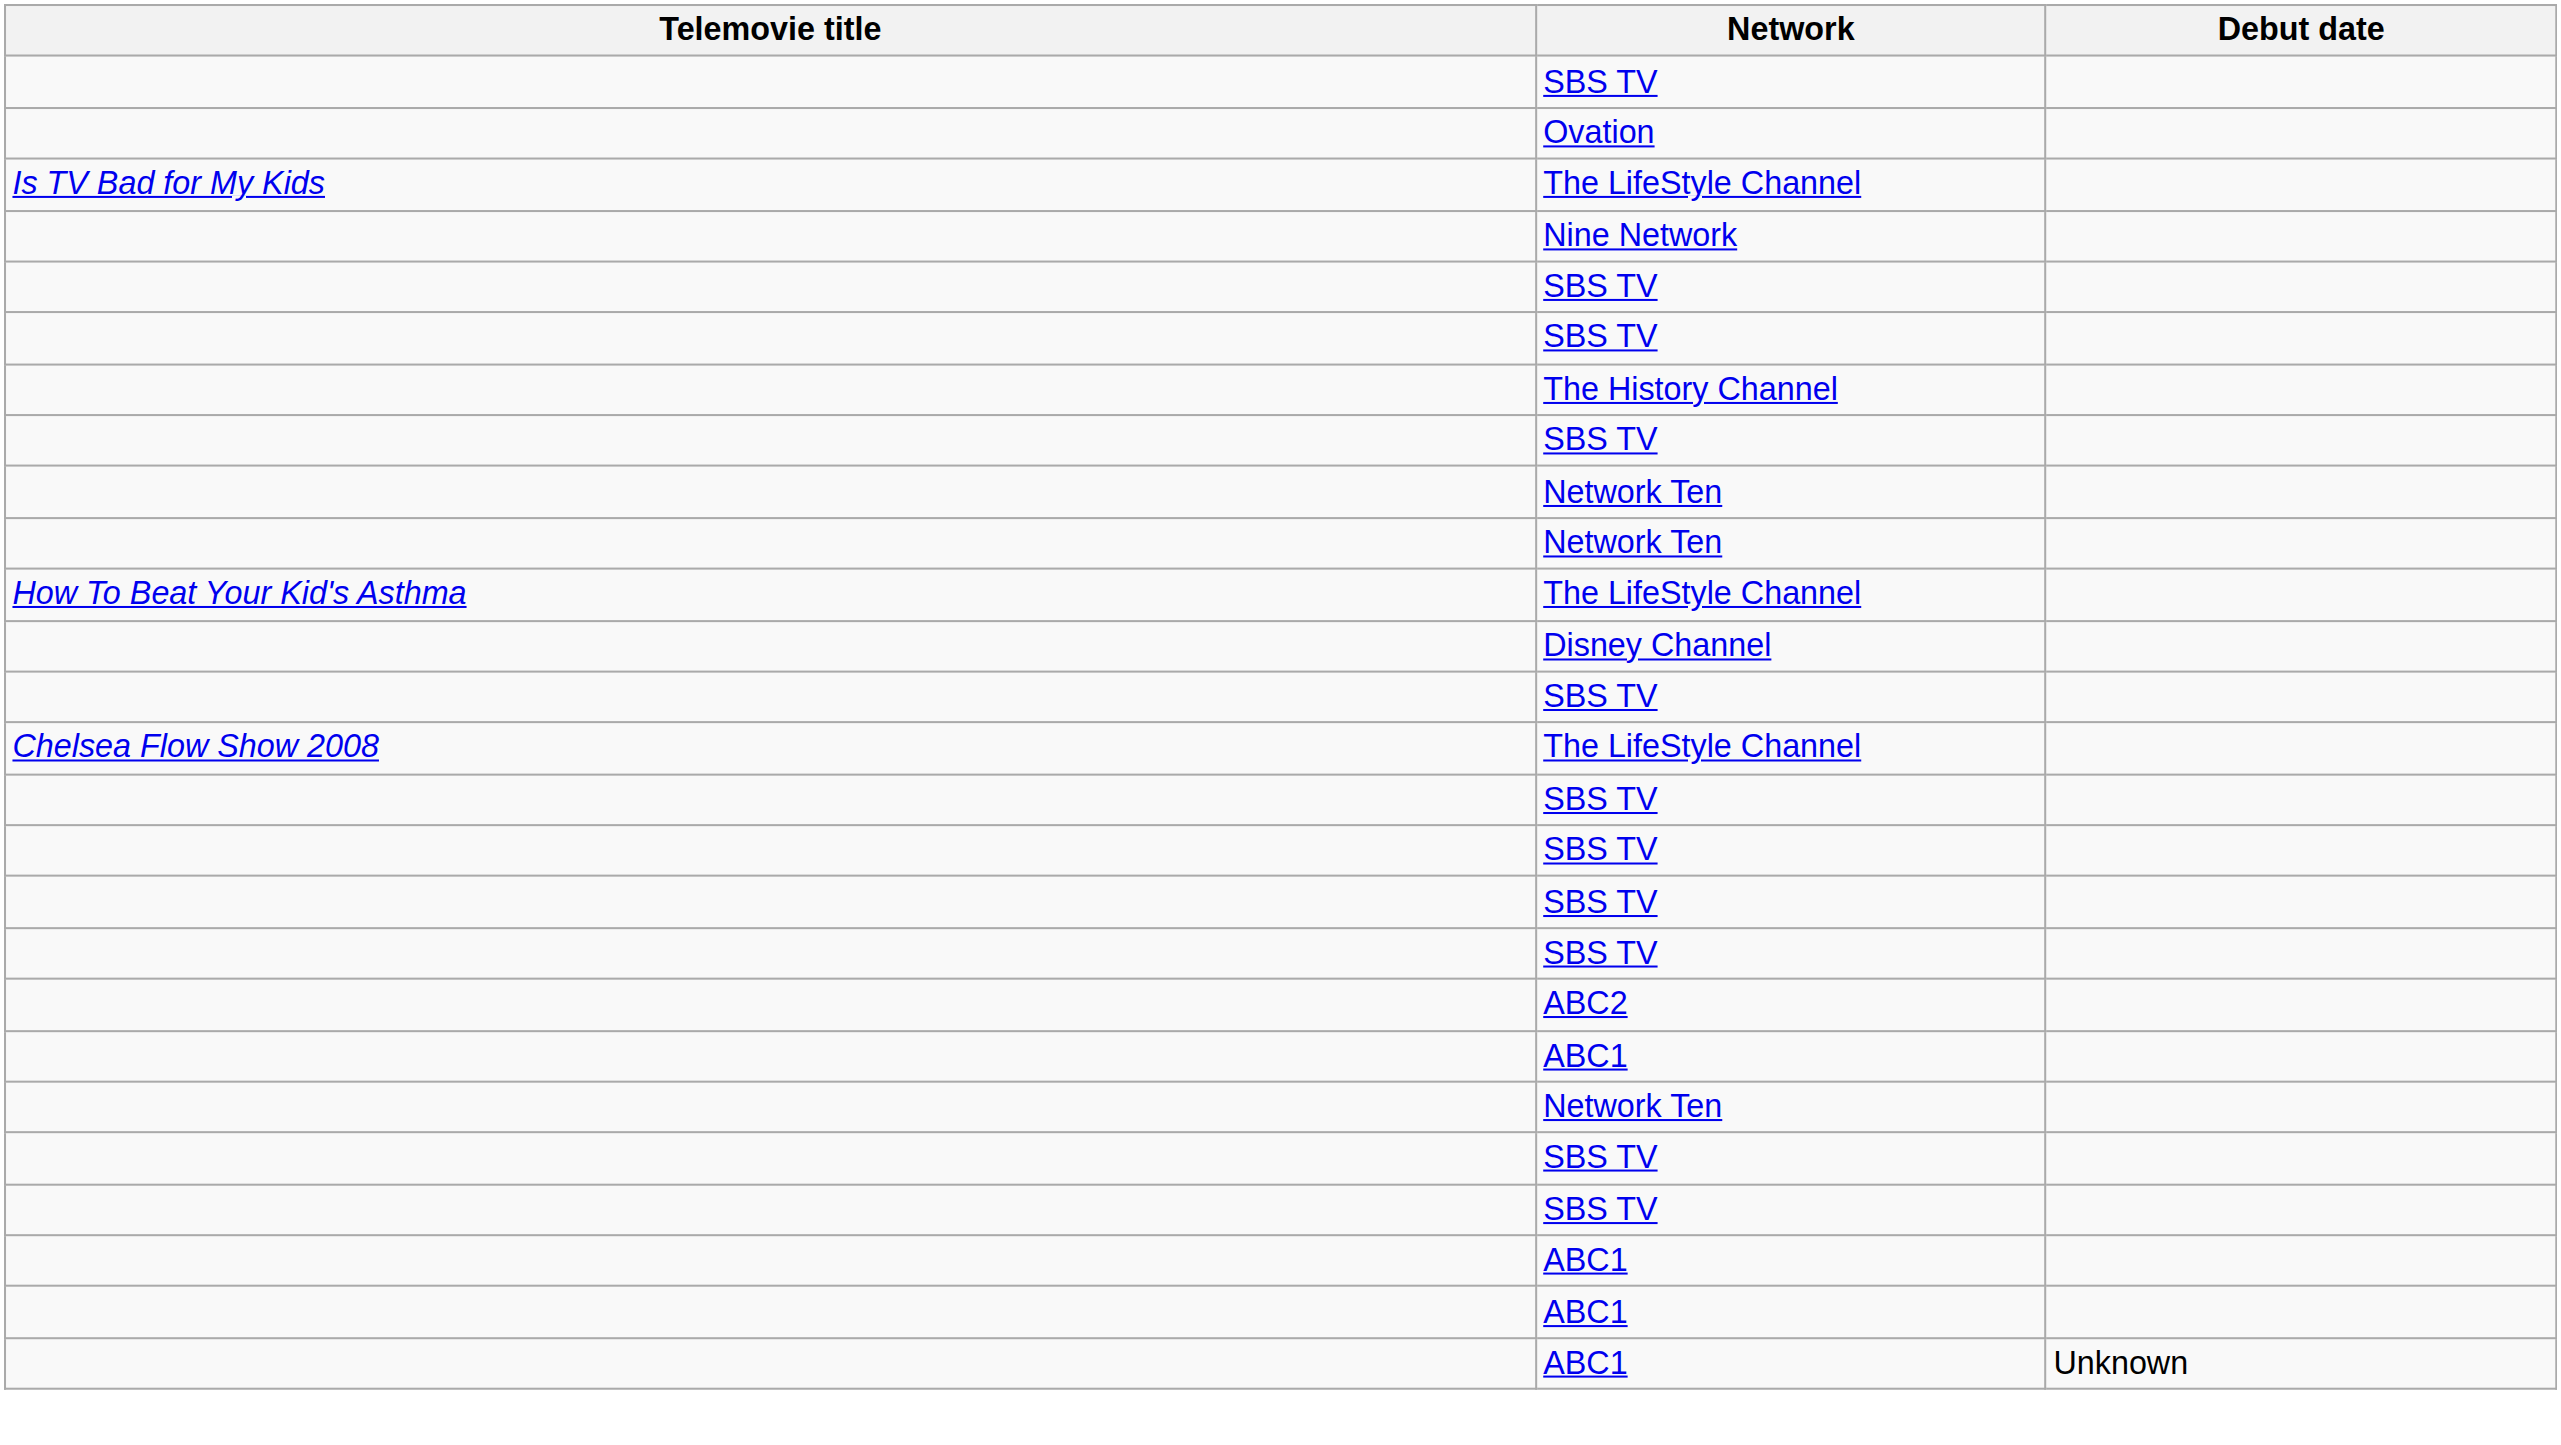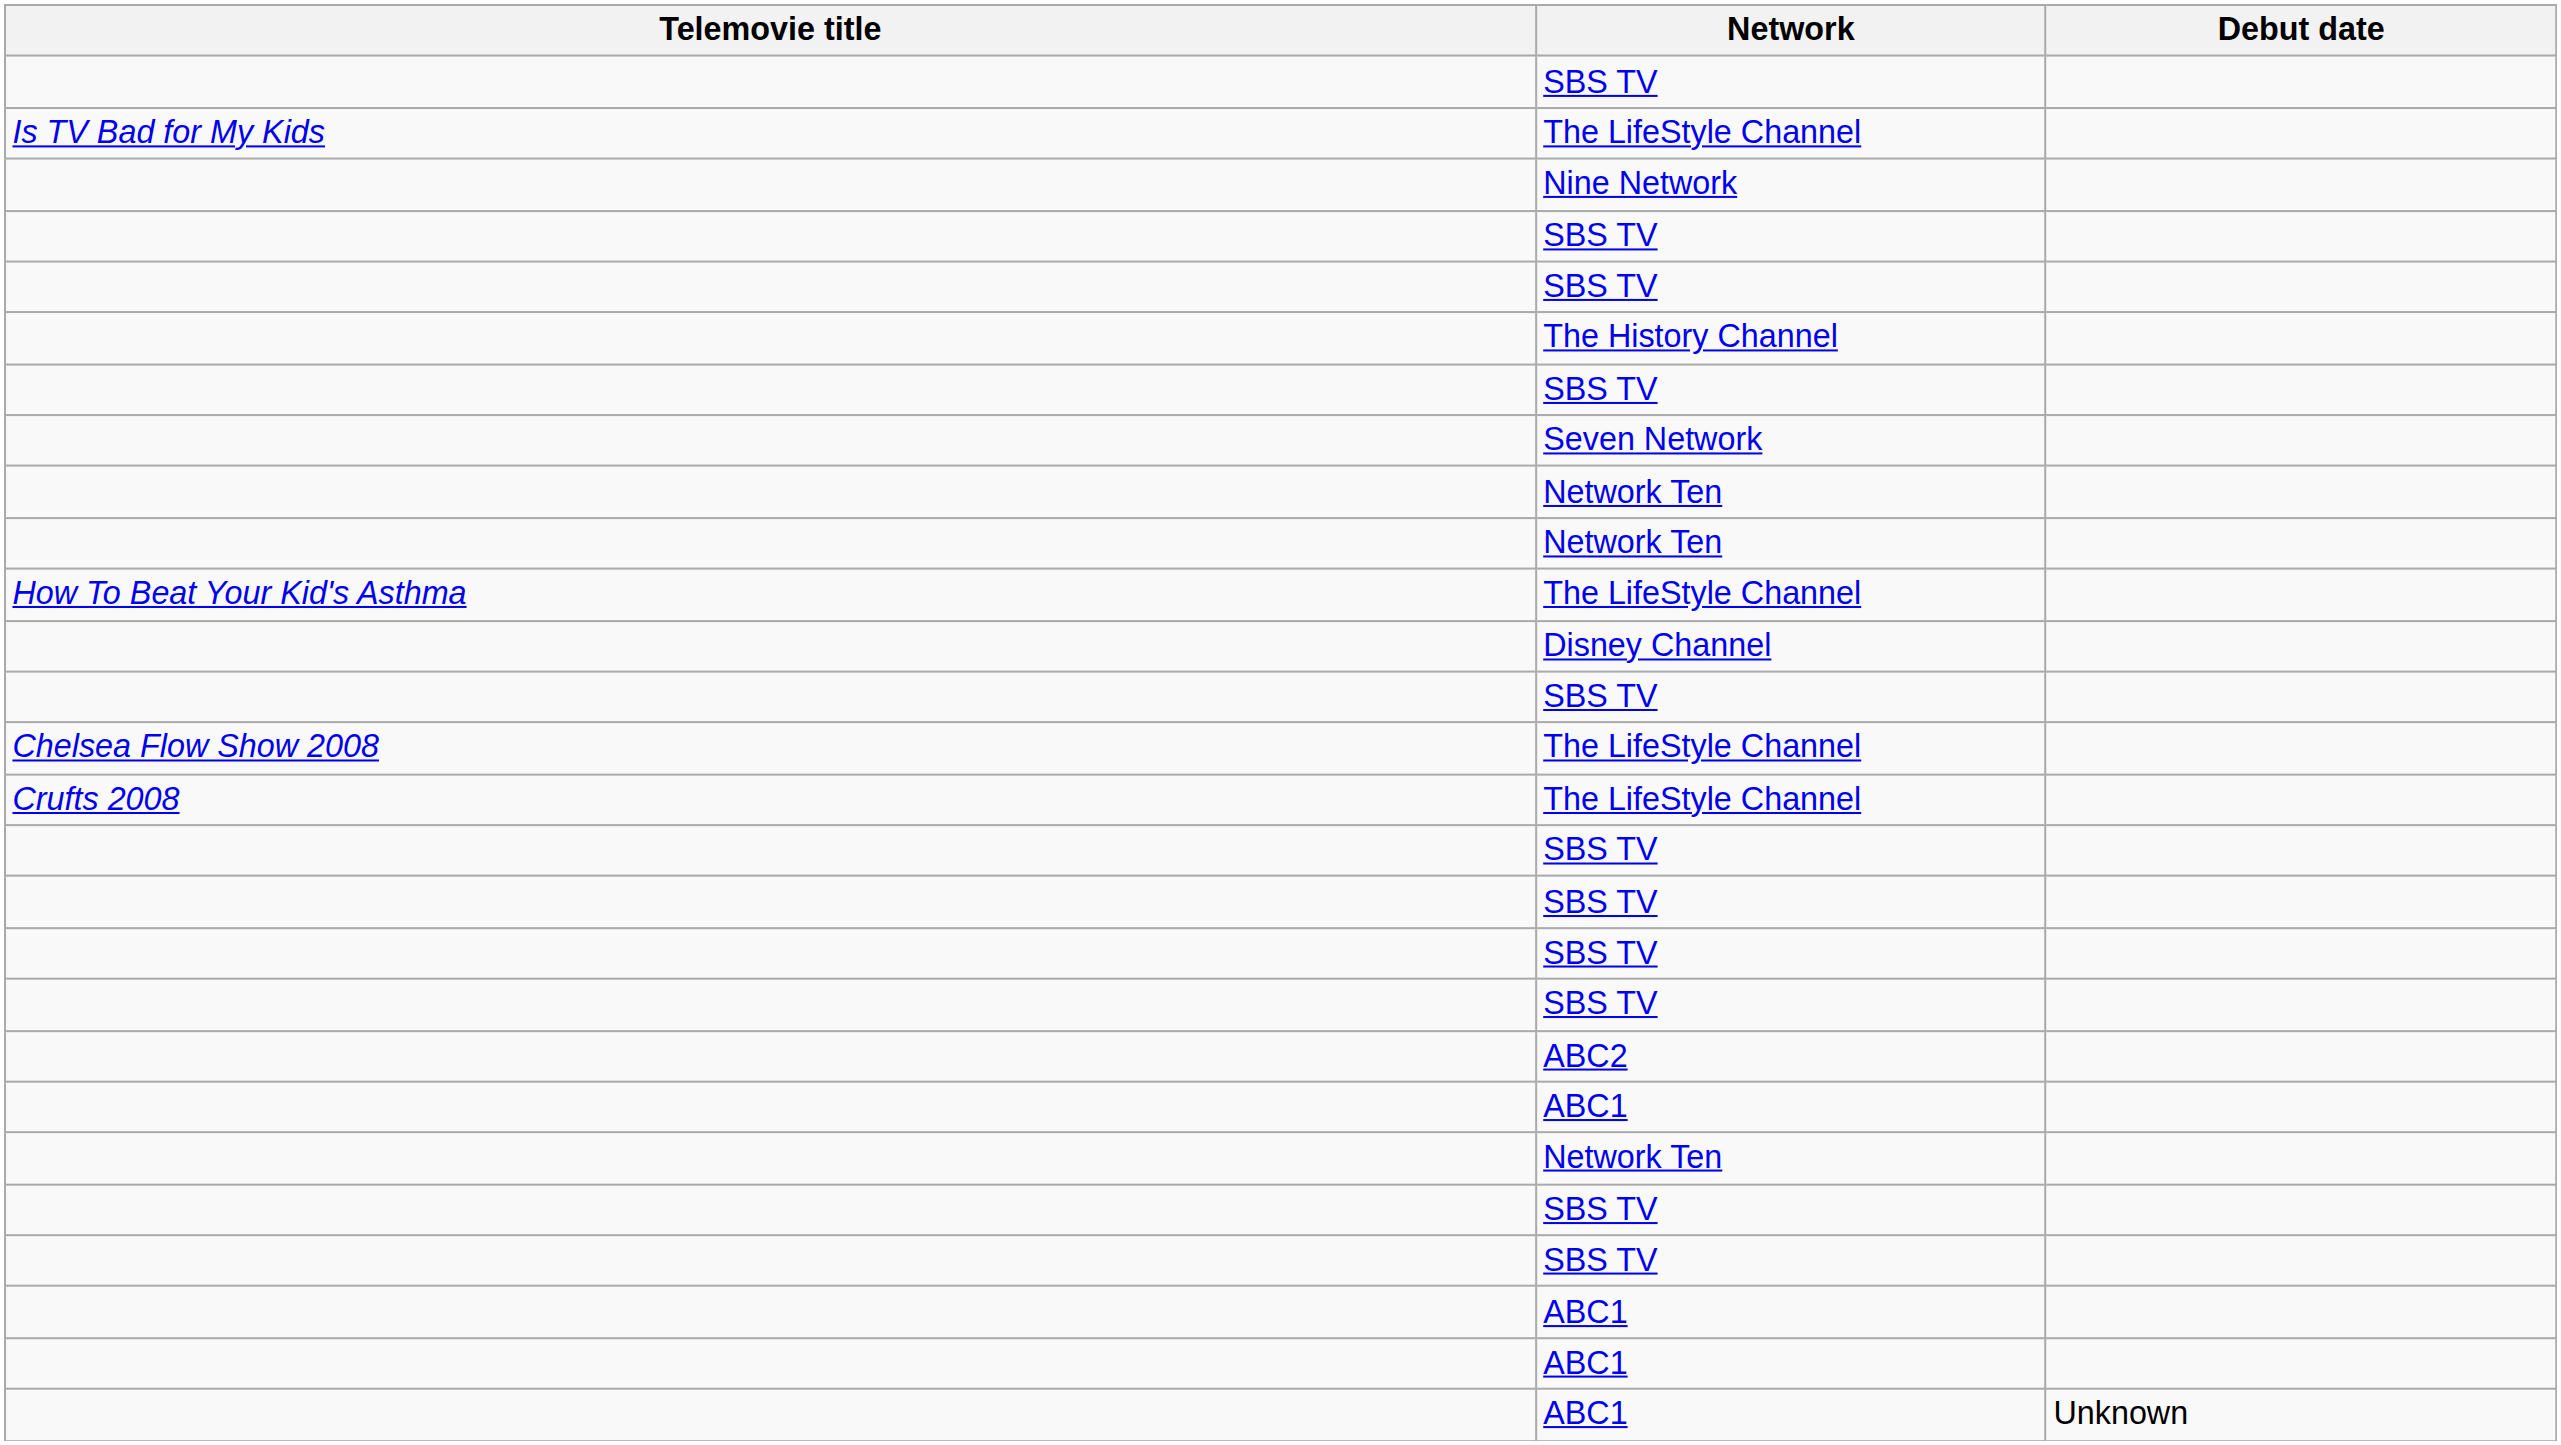- row: (770, 133)
+ row: (770, 441)
+ row: (96, 798)
